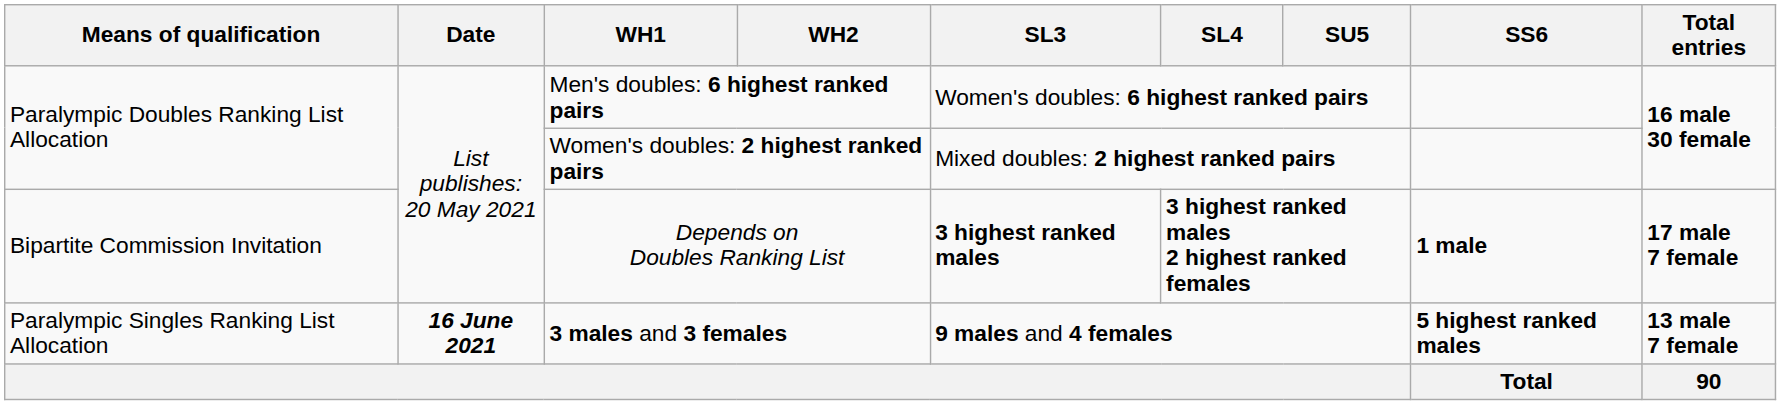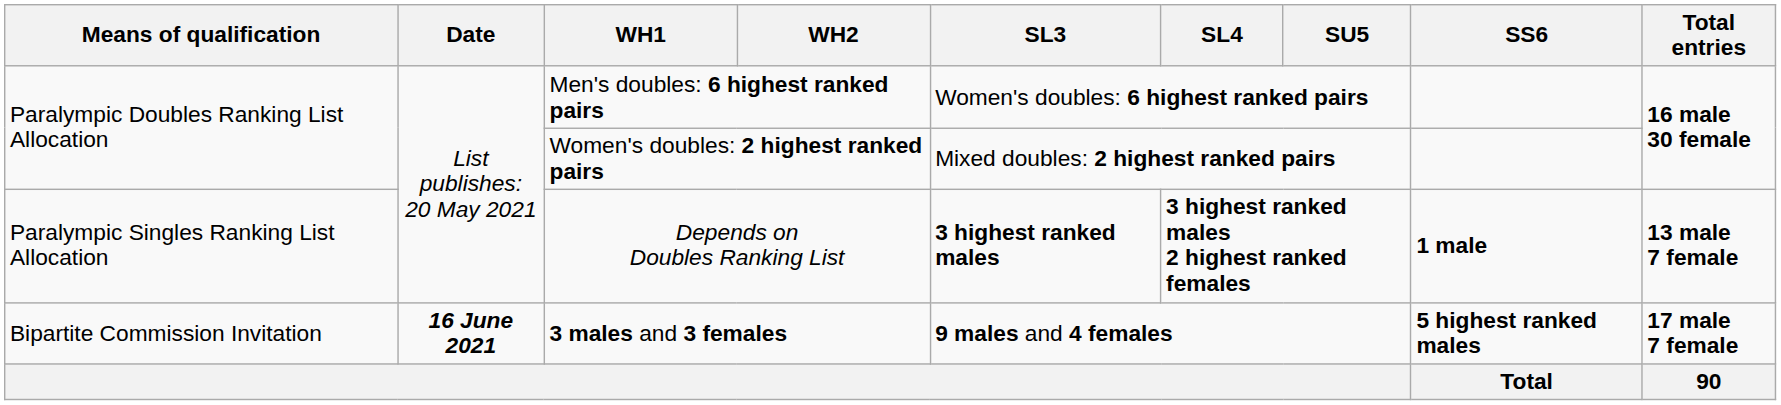(166, 245) Bipartite Commission Invitation -> (172, 245) Paralympic Singles Ranking List Allocation
(1693, 245) 17 male 7 female -> (1693, 245) 13 male 7 female
(172, 332) Paralympic Singles Ranking List Allocation -> (166, 332) Bipartite Commission Invitation
(1693, 332) 13 male 7 female -> (1693, 332) 17 male 7 female
